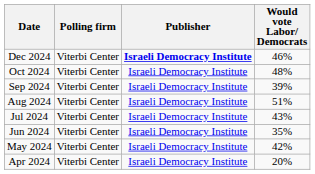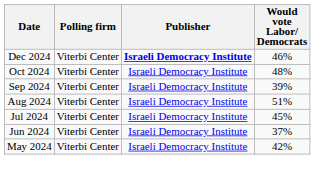(282, 117) 43% -> (282, 117) 45%
(282, 132) 35% -> (282, 132) 37%
- row: (29, 162)
